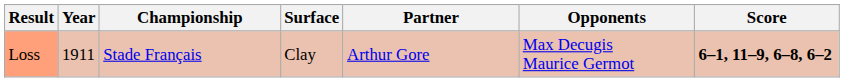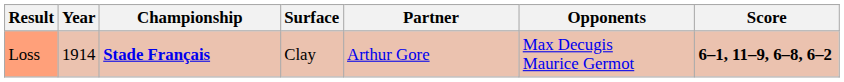(78, 53) 1911 -> (79, 53) 1914
(152, 53) normal -> (157, 53) bold
